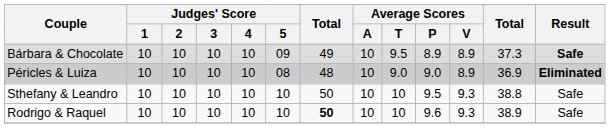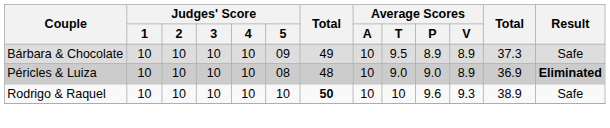(570, 53) bold -> (570, 53) normal
- row: (62, 93)
